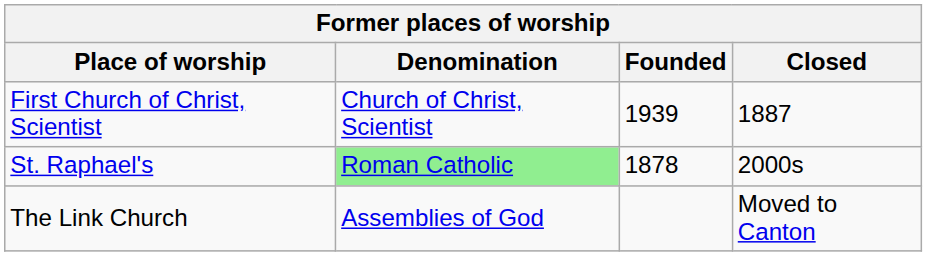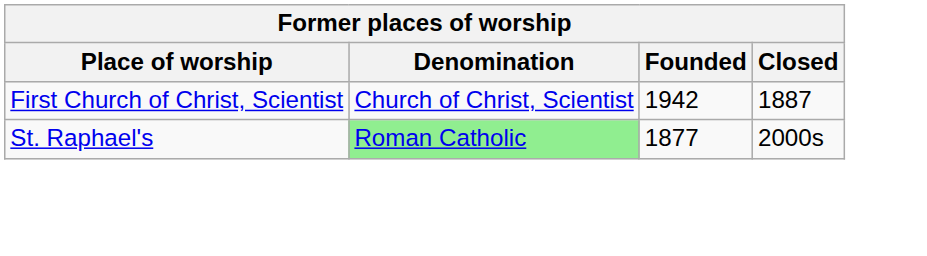(652, 113) 1939 -> (672, 100) 1942
(652, 165) 1878 -> (672, 138) 1877
- row: (99, 217)
